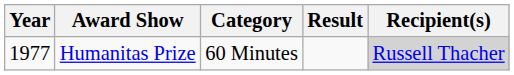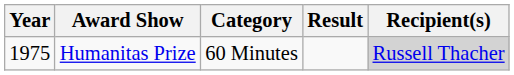(30, 53) 1977 -> (30, 53) 1975
